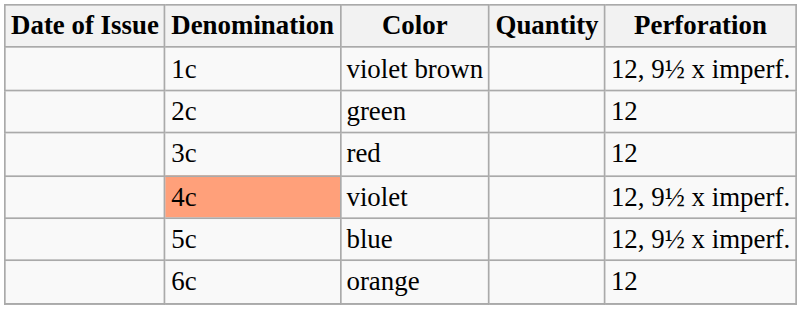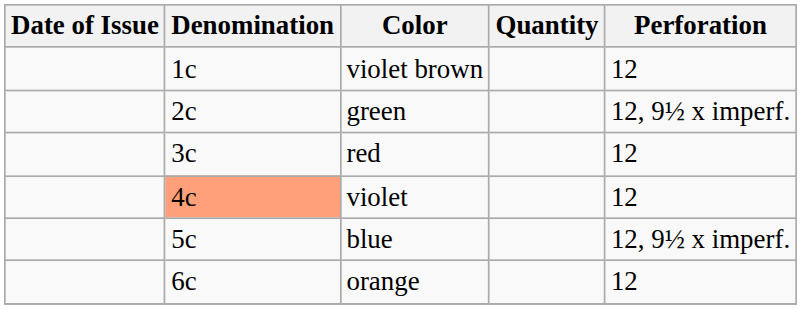(701, 68) 12, 9½ x imperf. -> (624, 68) 12
(624, 111) 12 -> (701, 111) 12, 9½ x imperf.
(701, 196) 12, 9½ x imperf. -> (624, 196) 12
